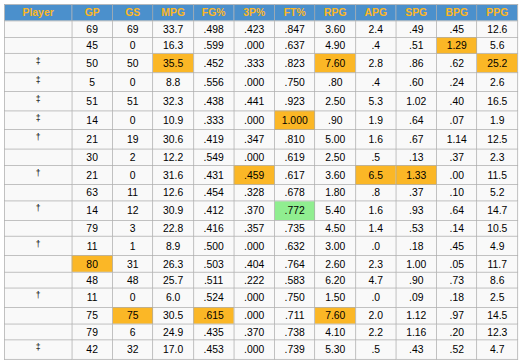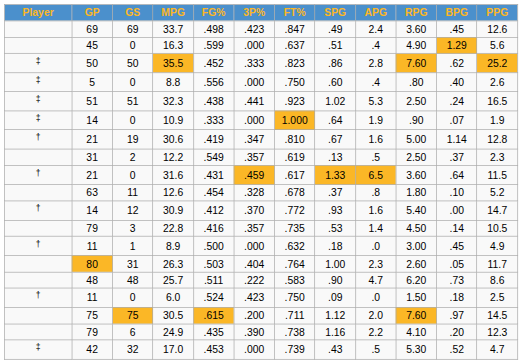columns swapped: (335, 13) <-> (416, 13)
(457, 83) .24 -> (457, 83) .40
(457, 102) .40 -> (457, 102) .24
(497, 140) 12.5 -> (497, 140) 12.8
(92, 158) 30 -> (92, 158) 31
(254, 158) .000 -> (254, 158) .357
(457, 175) .00 -> (457, 175) .64
(295, 211) lightgreen background -> (295, 211) no background
(457, 211) .64 -> (457, 211) .00
(254, 298) .000 -> (254, 298) .423
(254, 316) .000 -> (254, 316) .200
(254, 332) .370 -> (254, 332) .390
